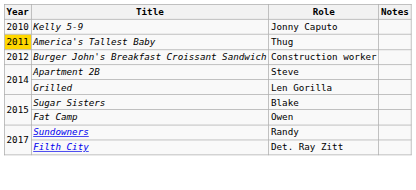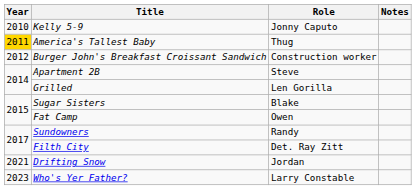+ row: (69, 162)
+ row: (80, 177)
